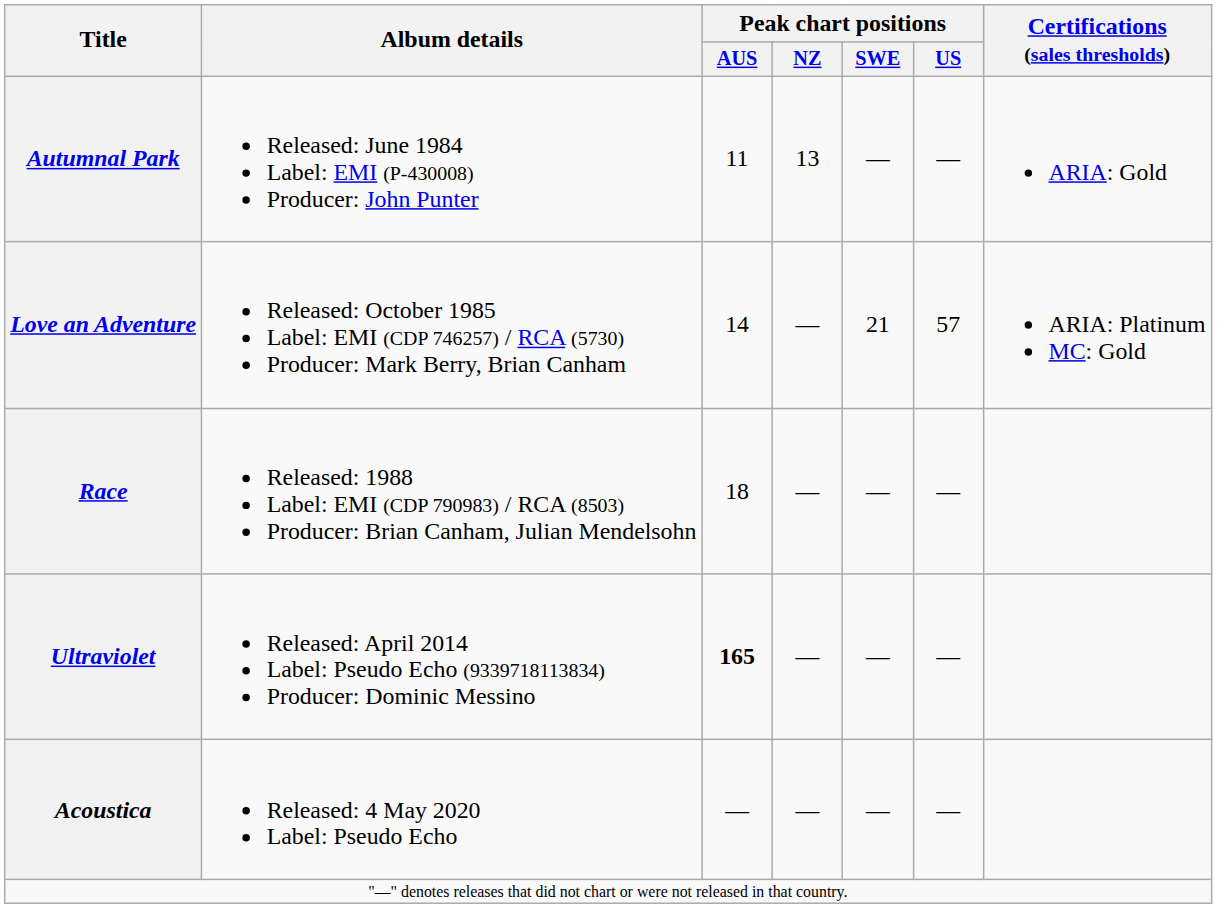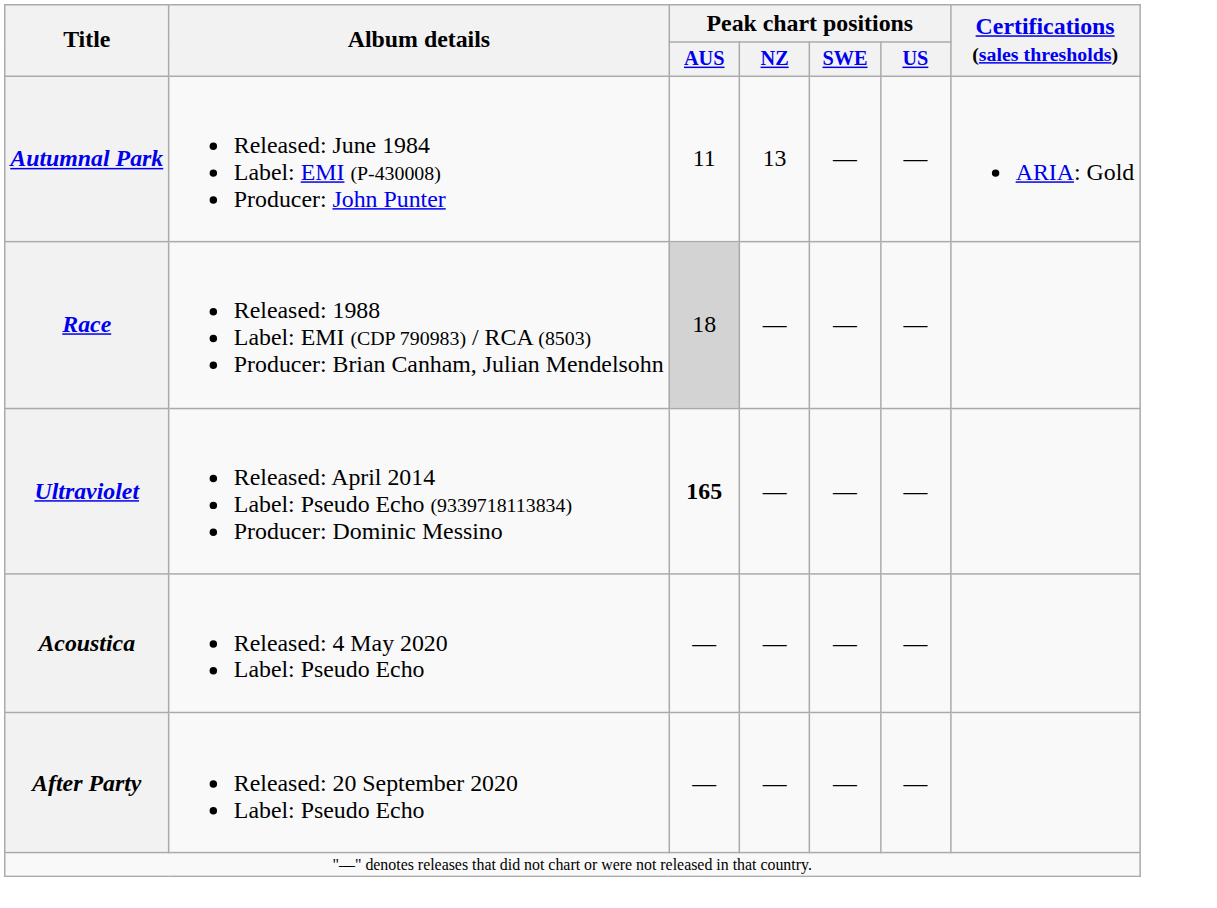- row: (103, 324)
(737, 490) no background -> (704, 324) lightgrey background
+ row: (87, 782)
